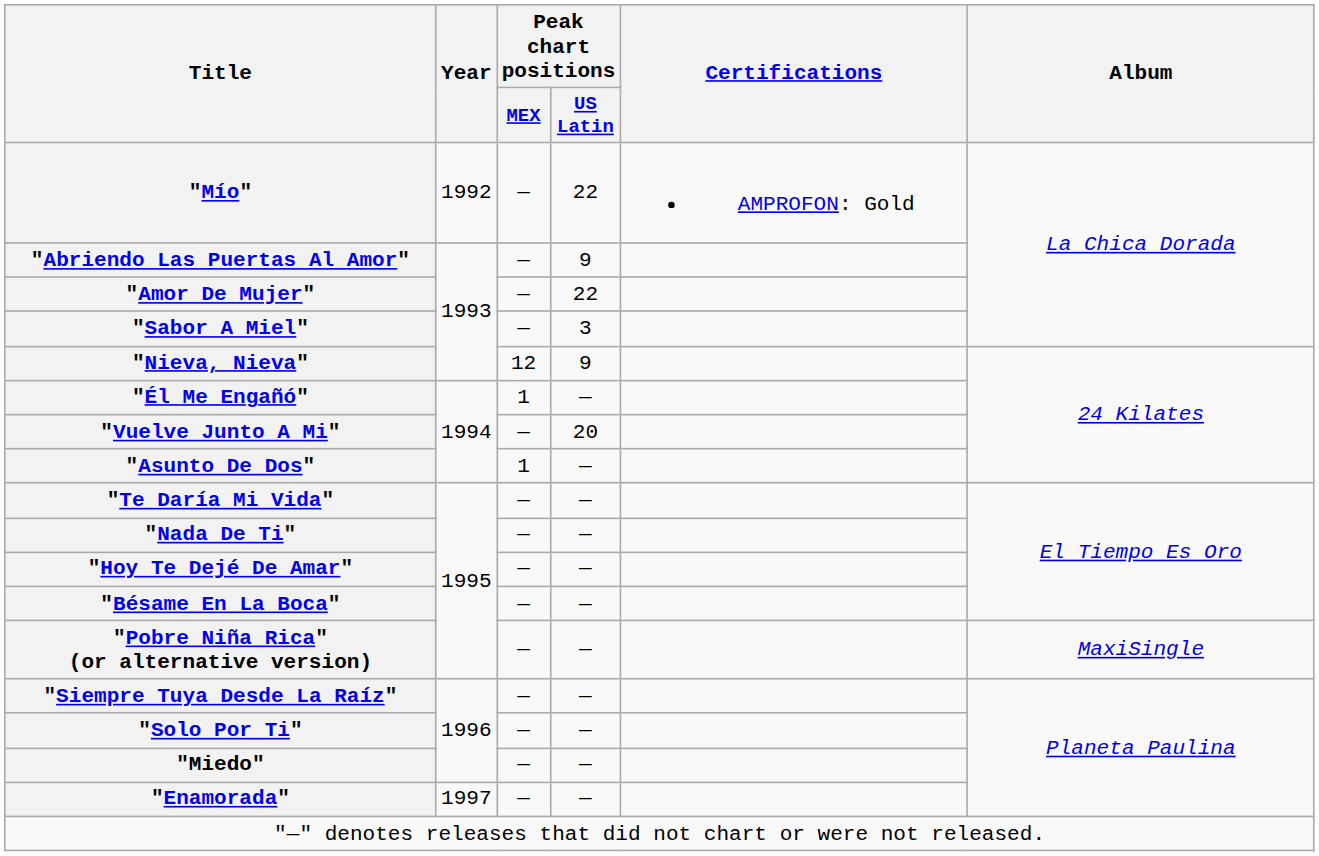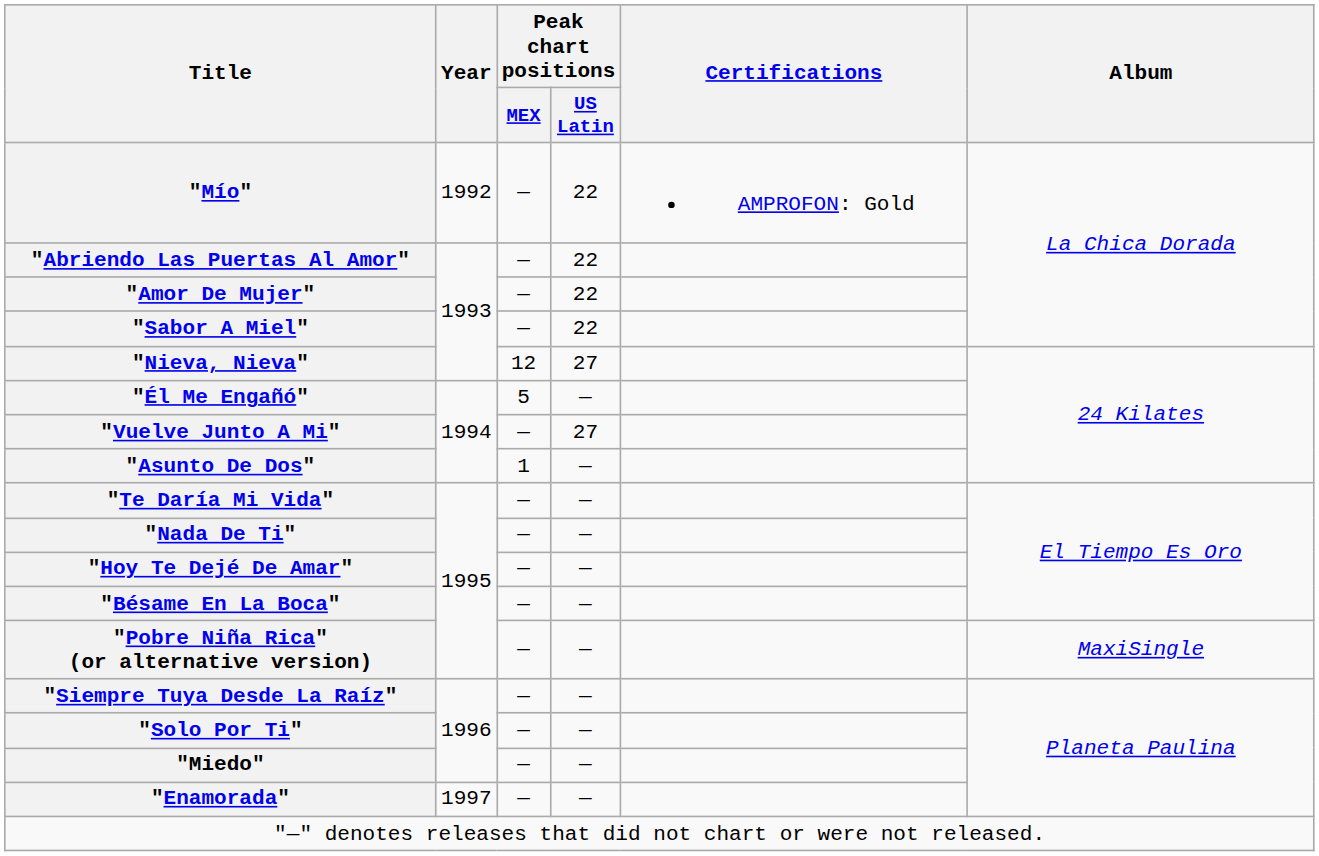(585, 260) 9 -> (585, 260) 22
(585, 329) 3 -> (585, 329) 22
(585, 363) 9 -> (585, 363) 27
(524, 397) 1 -> (524, 397) 5
(585, 432) 20 -> (585, 432) 27
